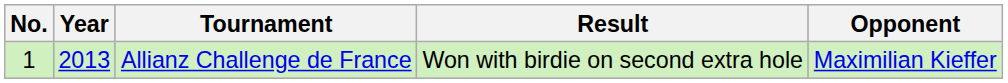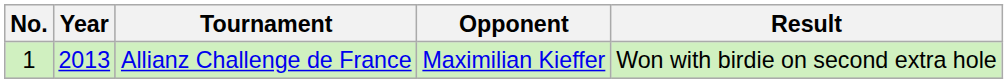columns swapped: (905, 23) <-> (613, 23)
